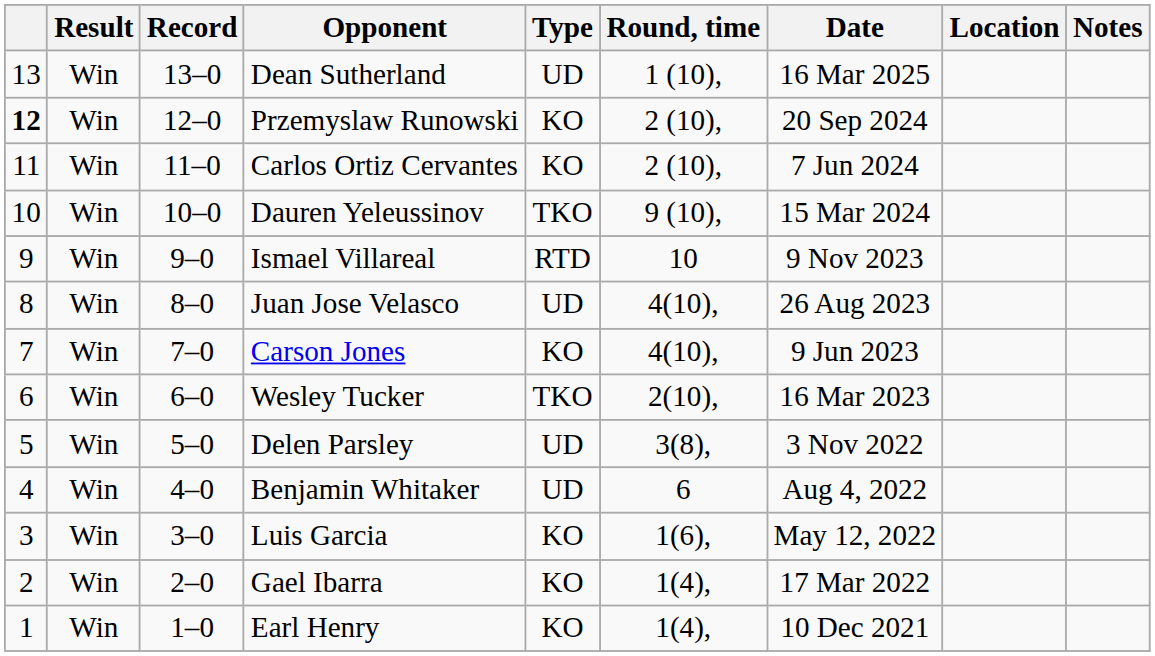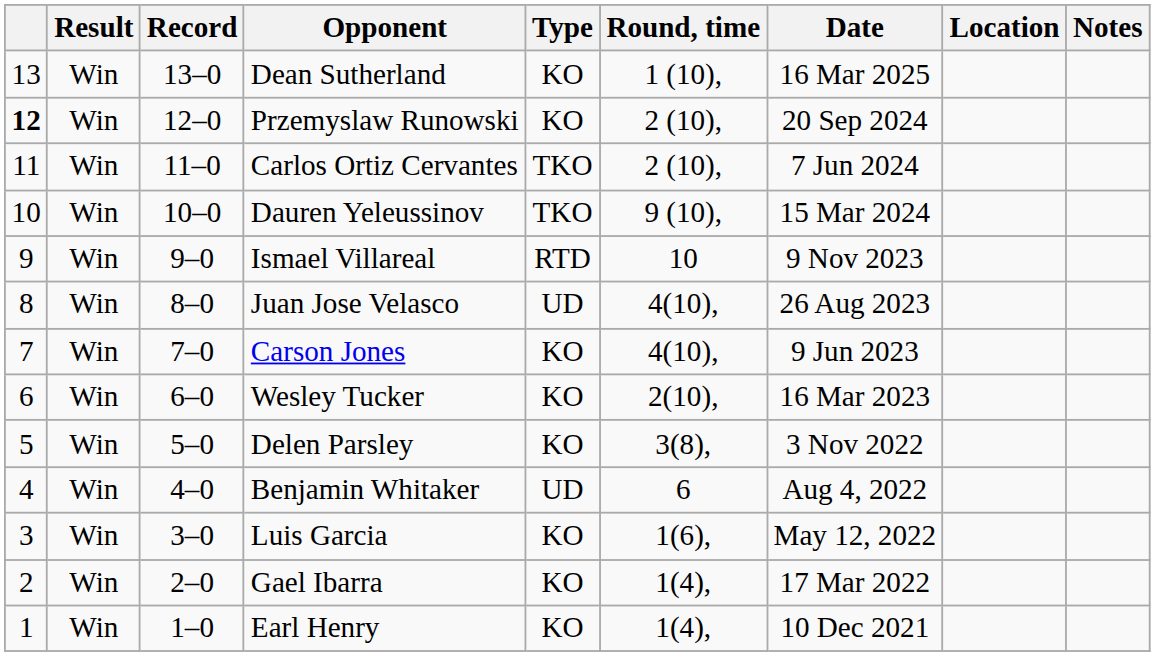(562, 73) UD -> (562, 73) KO
(562, 166) KO -> (562, 166) TKO
(562, 397) TKO -> (562, 397) KO
(562, 443) UD -> (562, 443) KO
